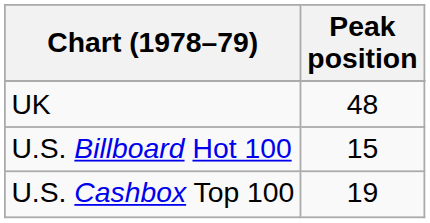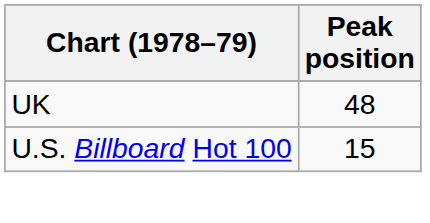- row: (153, 193)
